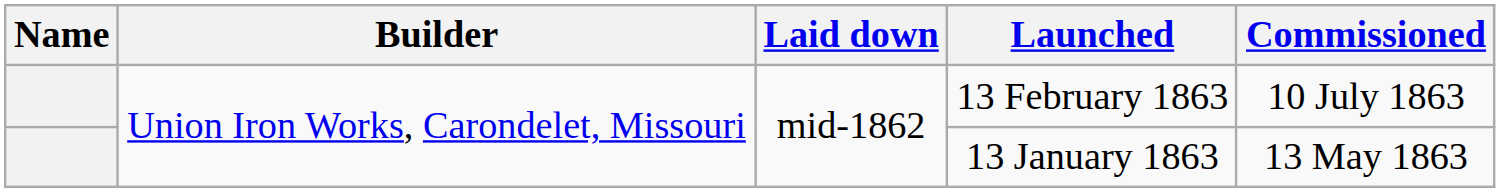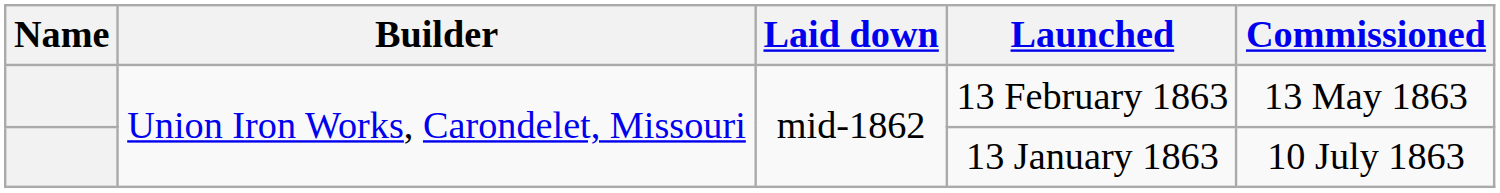(1366, 95) 10 July 1863 -> (1366, 95) 13 May 1863
(1366, 156) 13 May 1863 -> (1366, 156) 10 July 1863
